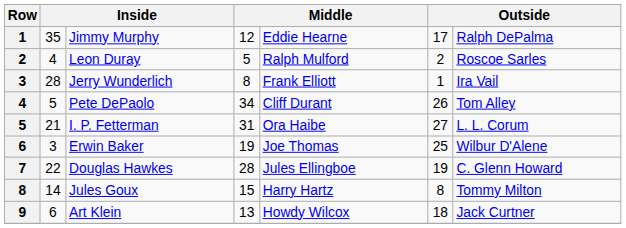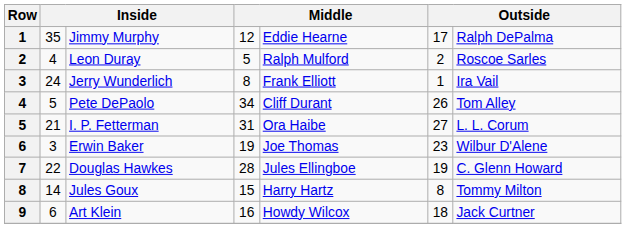(53, 81) 28 -> (53, 81) 24
(440, 147) 25 -> (440, 147) 23
(247, 212) 13 -> (247, 212) 16
